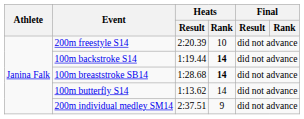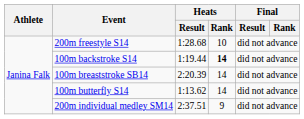(192, 44) 2:20.39 -> (192, 44) 1:28.68
(192, 75) 1:28.68 -> (192, 75) 2:20.39
(222, 75) bold -> (222, 75) normal
